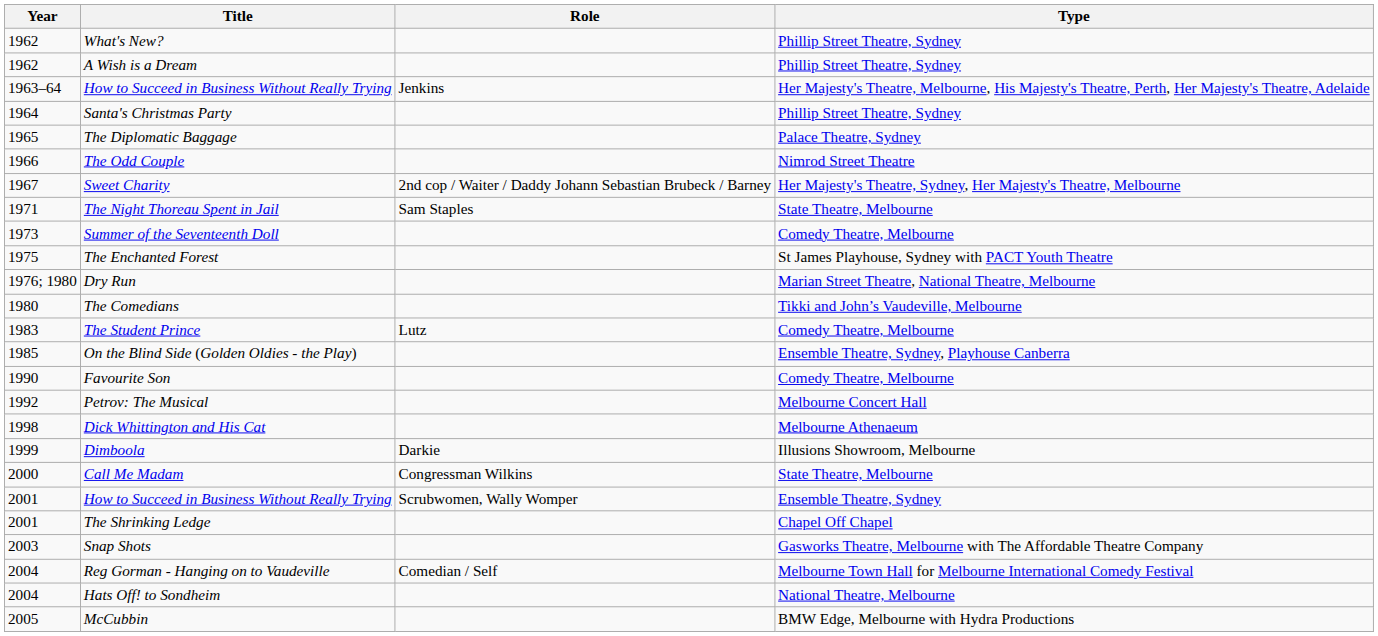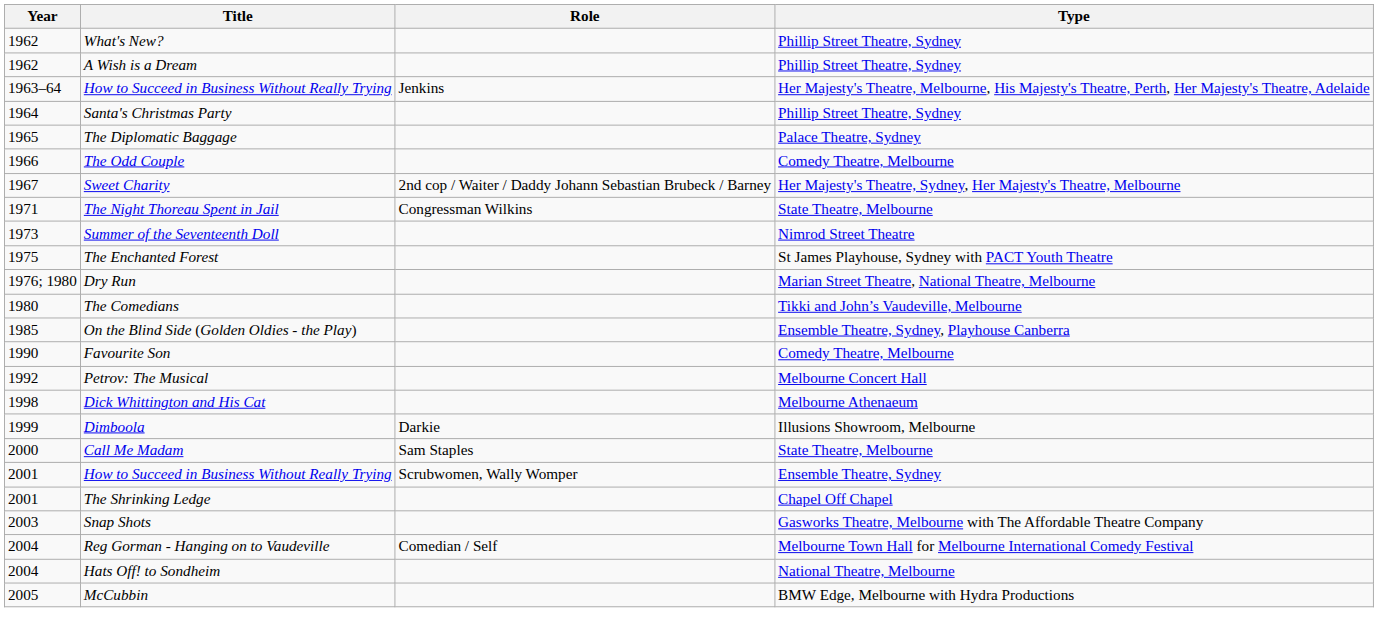(846, 161) Nimrod Street Theatre -> (866, 161) Comedy Theatre, Melbourne
(436, 209) Sam Staples -> (465, 209) Congressman Wilkins
(866, 233) Comedy Theatre, Melbourne -> (846, 233) Nimrod Street Theatre
- row: (23, 329)
(465, 474) Congressman Wilkins -> (436, 450) Sam Staples
